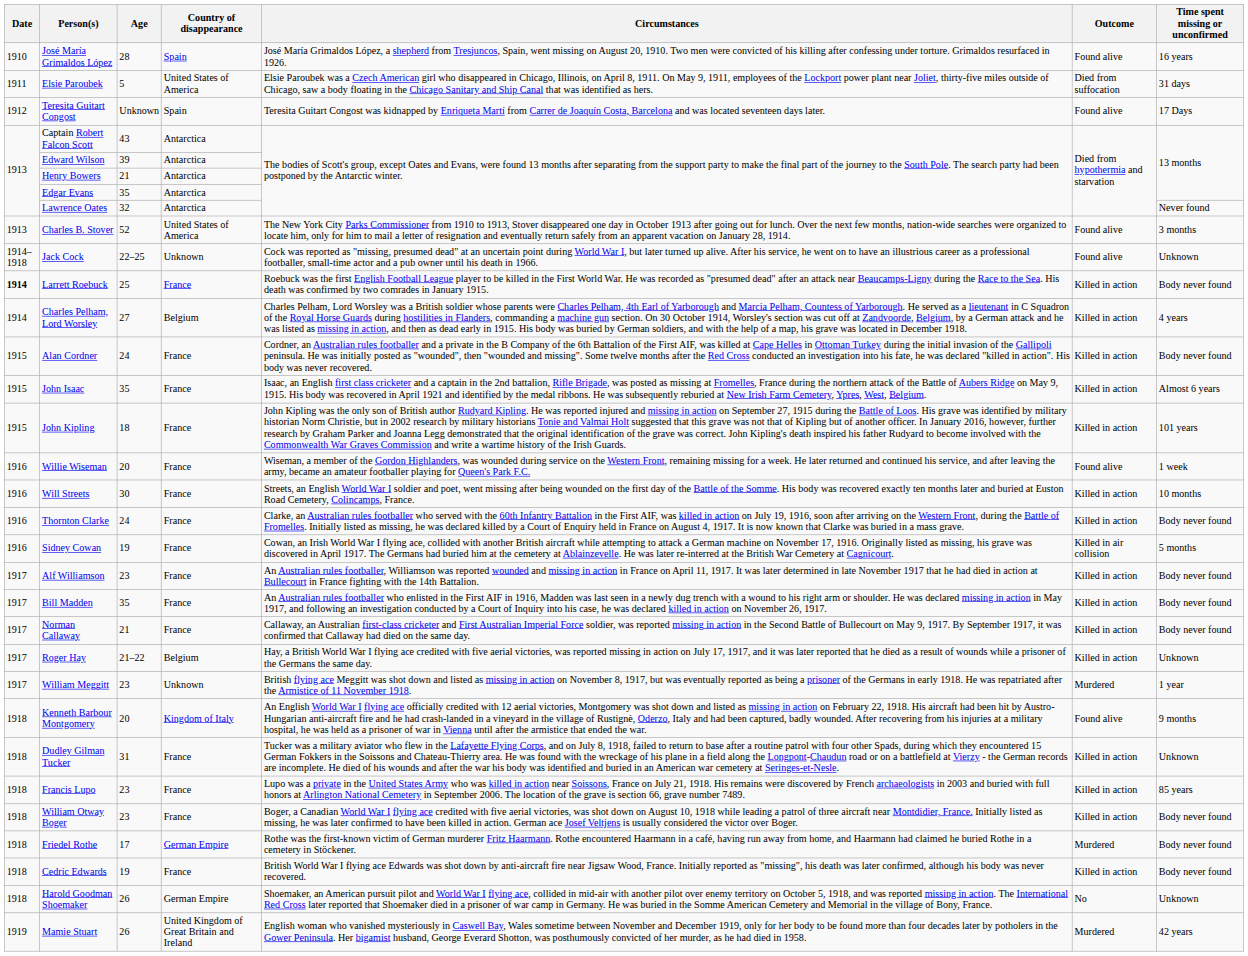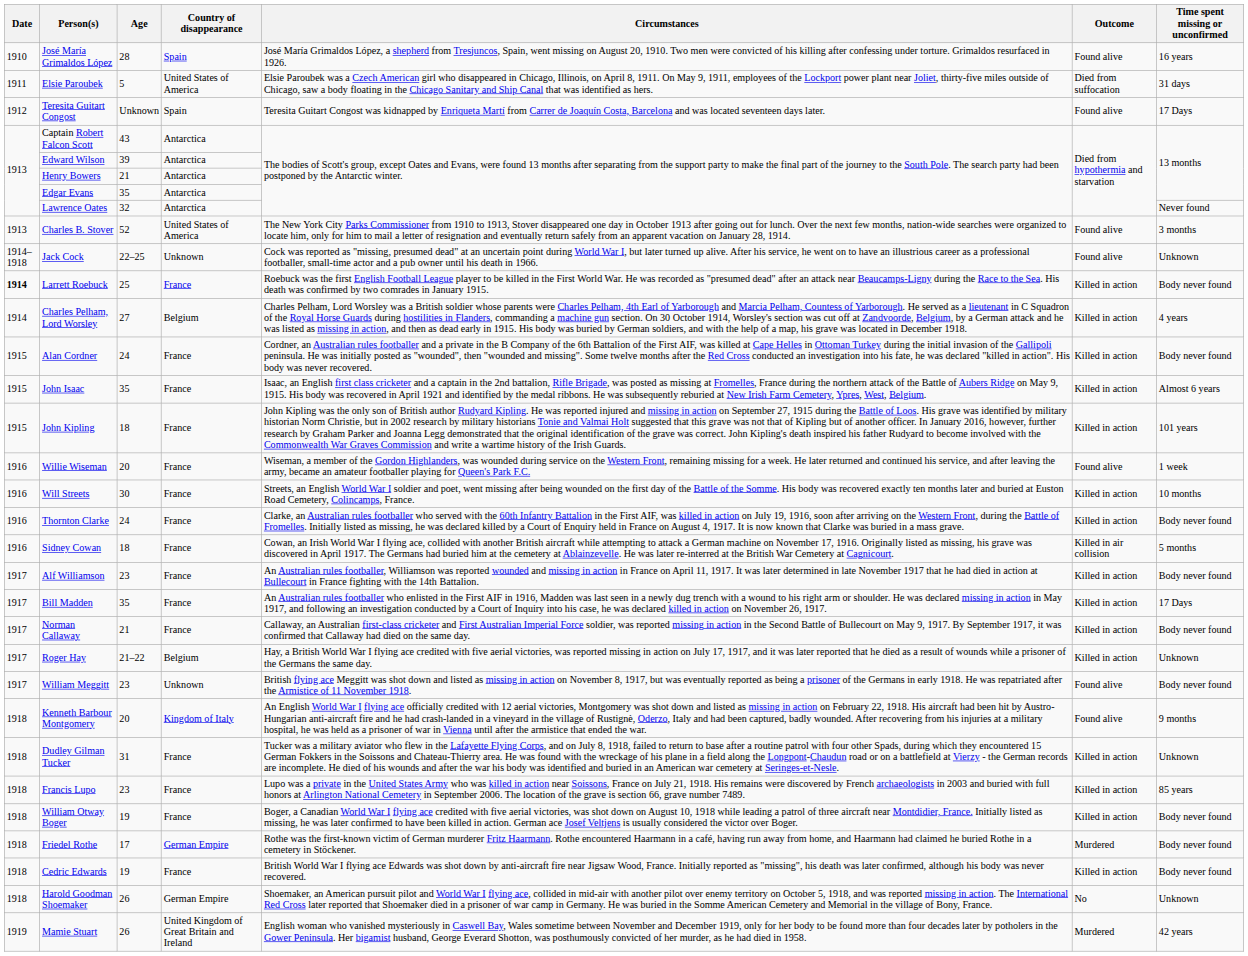(124, 548) 19 -> (124, 548) 18
(1195, 603) Body never found -> (1175, 603) 17 Days
(1094, 685) Murdered -> (1098, 685) Found alive
(1171, 685) 1 year -> (1195, 685) Body never found
(124, 817) 23 -> (124, 817) 19
